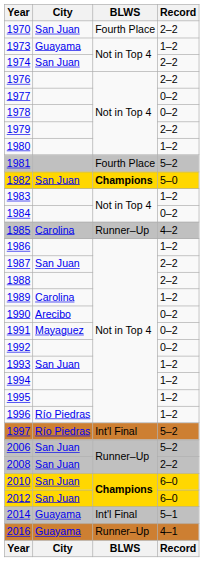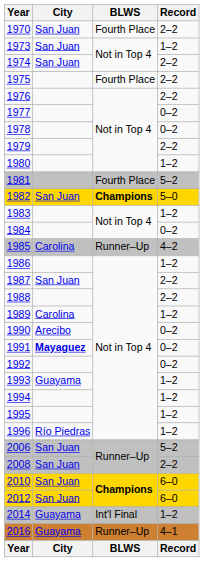(58, 46) Guayama -> (57, 46) San Juan
+ row: (19, 79)
(59, 331) normal -> (60, 347) bold
(57, 364) San Juan -> (58, 381) Guayama
- row: (19, 431)
(169, 515) 5–1 -> (169, 515) 1–2
